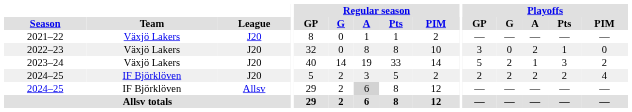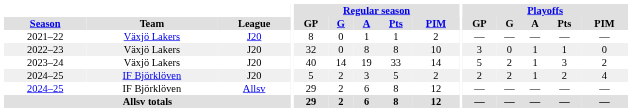(535, 49) 2 -> (535, 49) 1
(535, 75) 2 -> (535, 75) 1
(366, 88) lightgrey background -> (366, 88) no background
